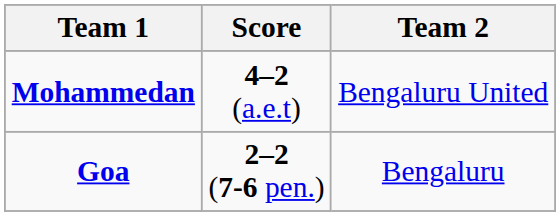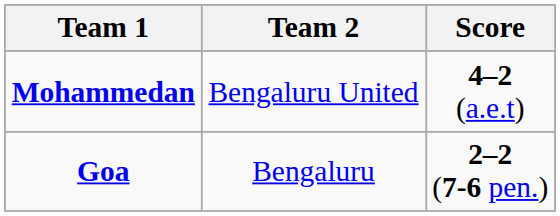columns swapped: (267, 27) <-> (443, 27)
